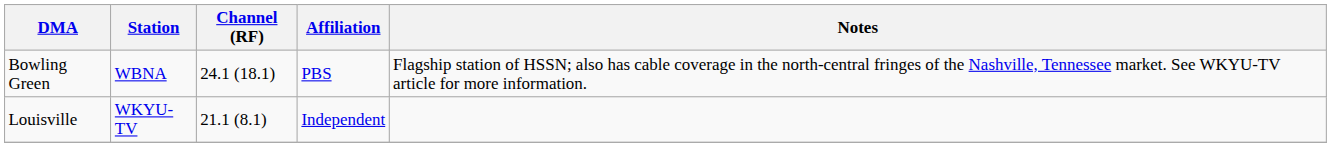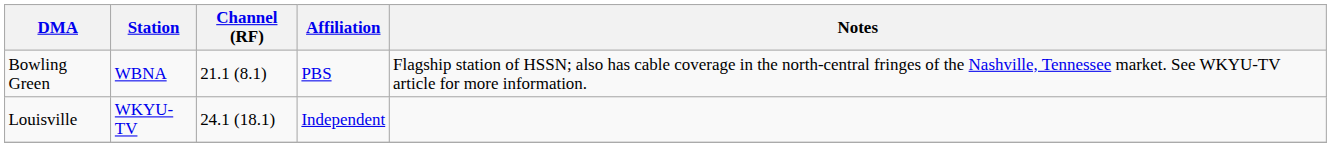(238, 73) 24.1 (18.1) -> (233, 73) 21.1 (8.1)
(233, 119) 21.1 (8.1) -> (238, 119) 24.1 (18.1)
